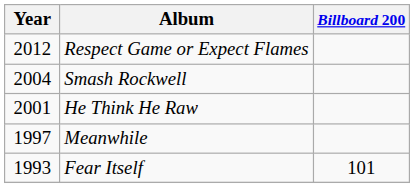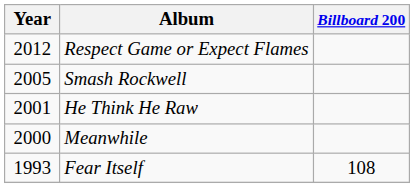(32, 78) 2004 -> (32, 78) 2005
(32, 138) 1997 -> (32, 138) 2000
(361, 167) 101 -> (361, 167) 108
